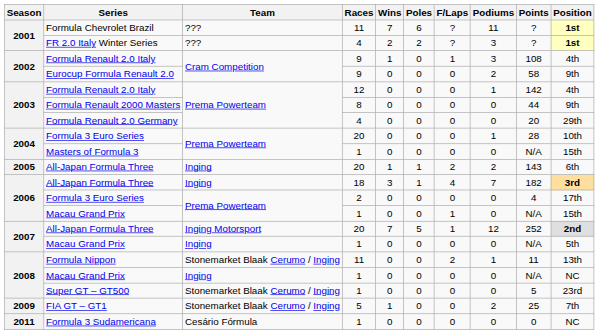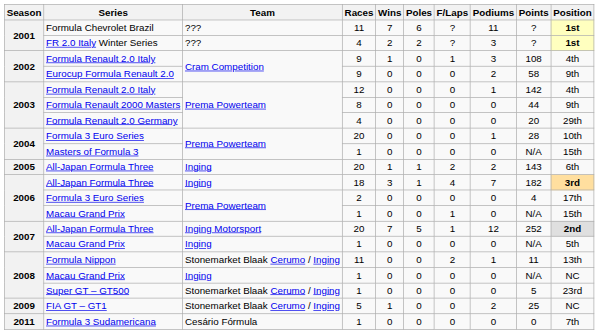(572, 306) 7th -> (572, 306) NC
(572, 322) NC -> (572, 322) 7th
